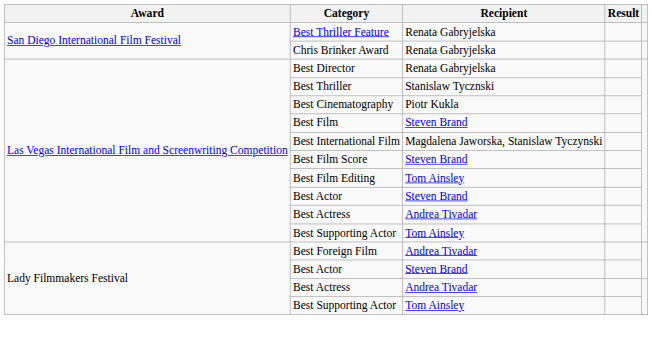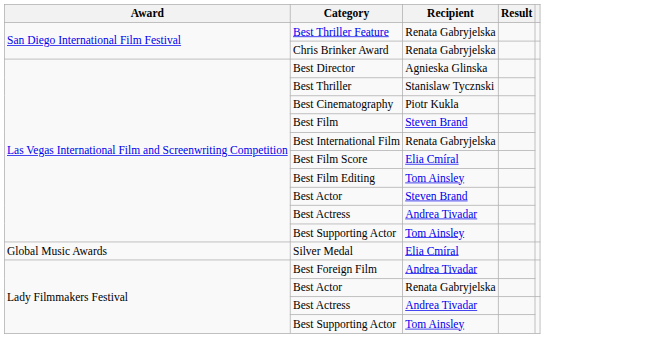(450, 68) Renata Gabryjelska -> (446, 68) Agnieska Glinska
(504, 141) Magdalena Jaworska, Stanislaw Tyczynski -> (450, 141) Renata Gabryjelska
(436, 159) Steven Brand -> (432, 159) Elia Cmíral
+ row: (57, 251)
(436, 269) Steven Brand -> (450, 287) Renata Gabryjelska
